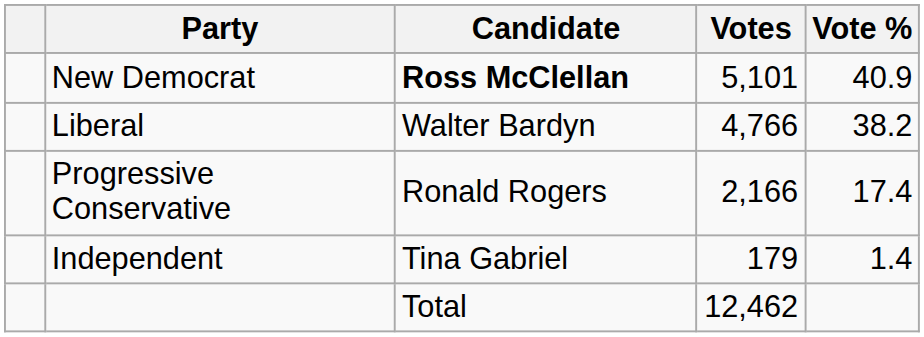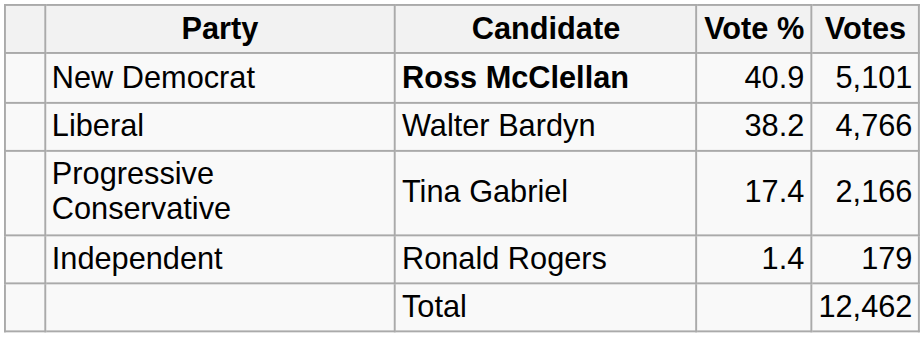columns swapped: (751, 28) <-> (862, 28)
(504, 192) Ronald Rogers -> (485, 192) Tina Gabriel
(485, 258) Tina Gabriel -> (504, 258) Ronald Rogers
